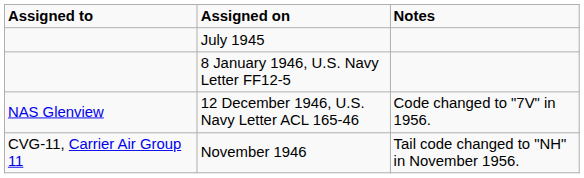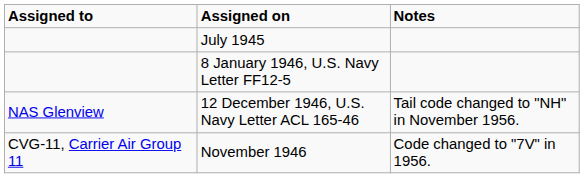(475, 112) Code changed to "7V" in 1956. -> (480, 112) Tail code changed to "NH" in November 1956.
(480, 152) Tail code changed to "NH" in November 1956. -> (475, 152) Code changed to "7V" in 1956.
